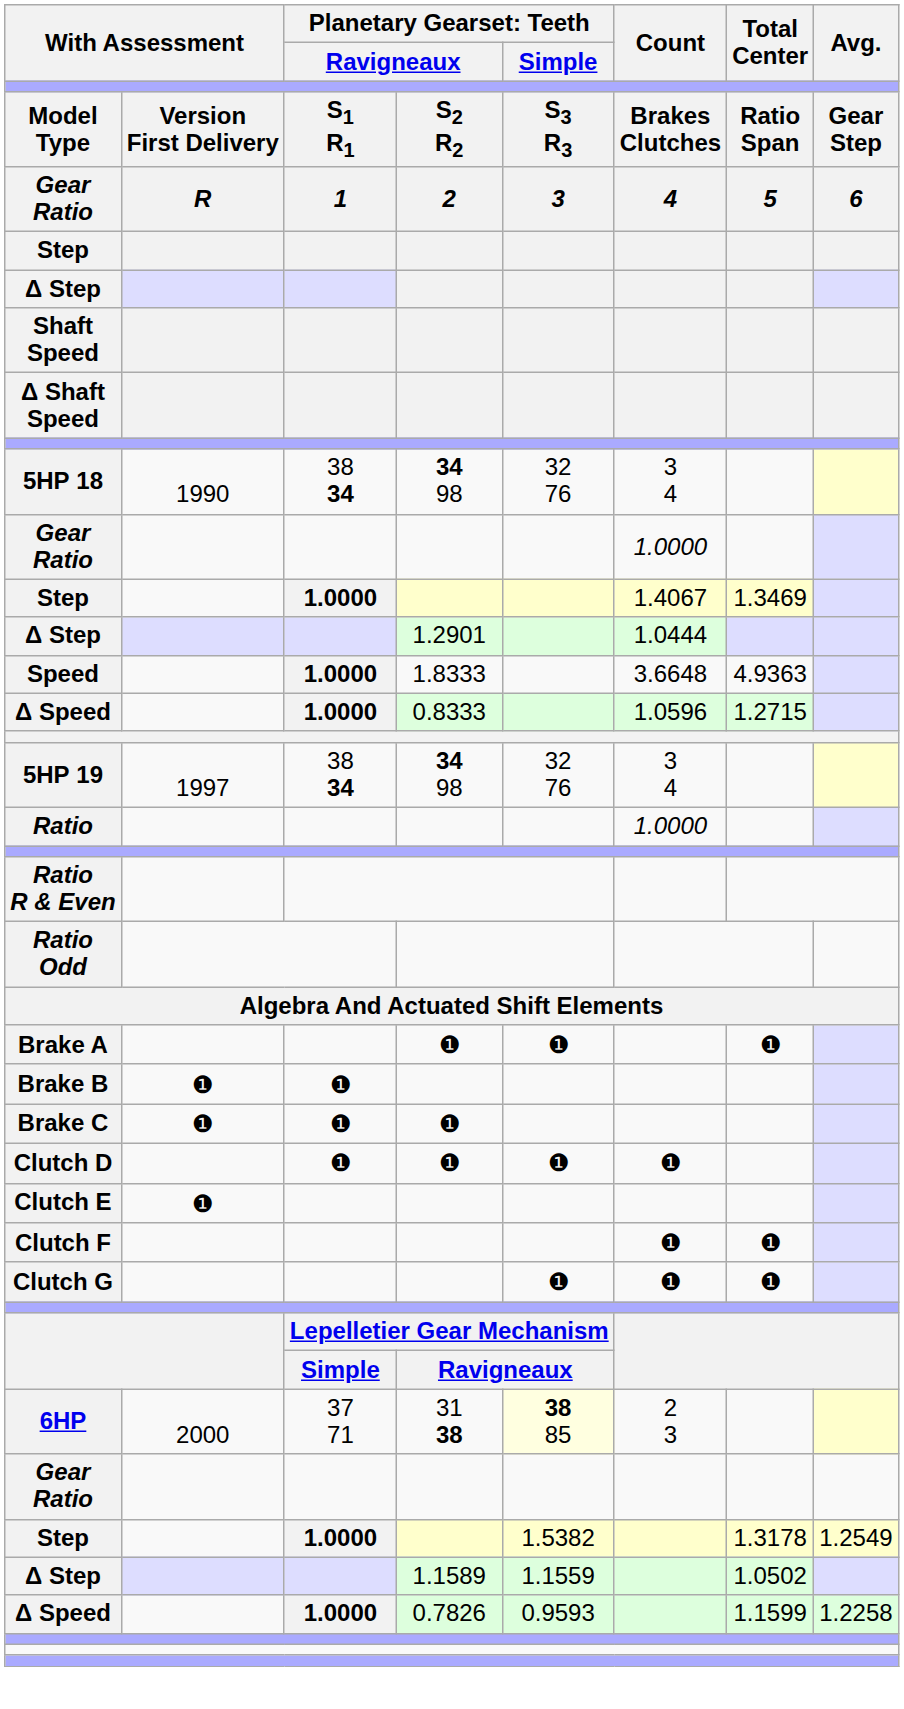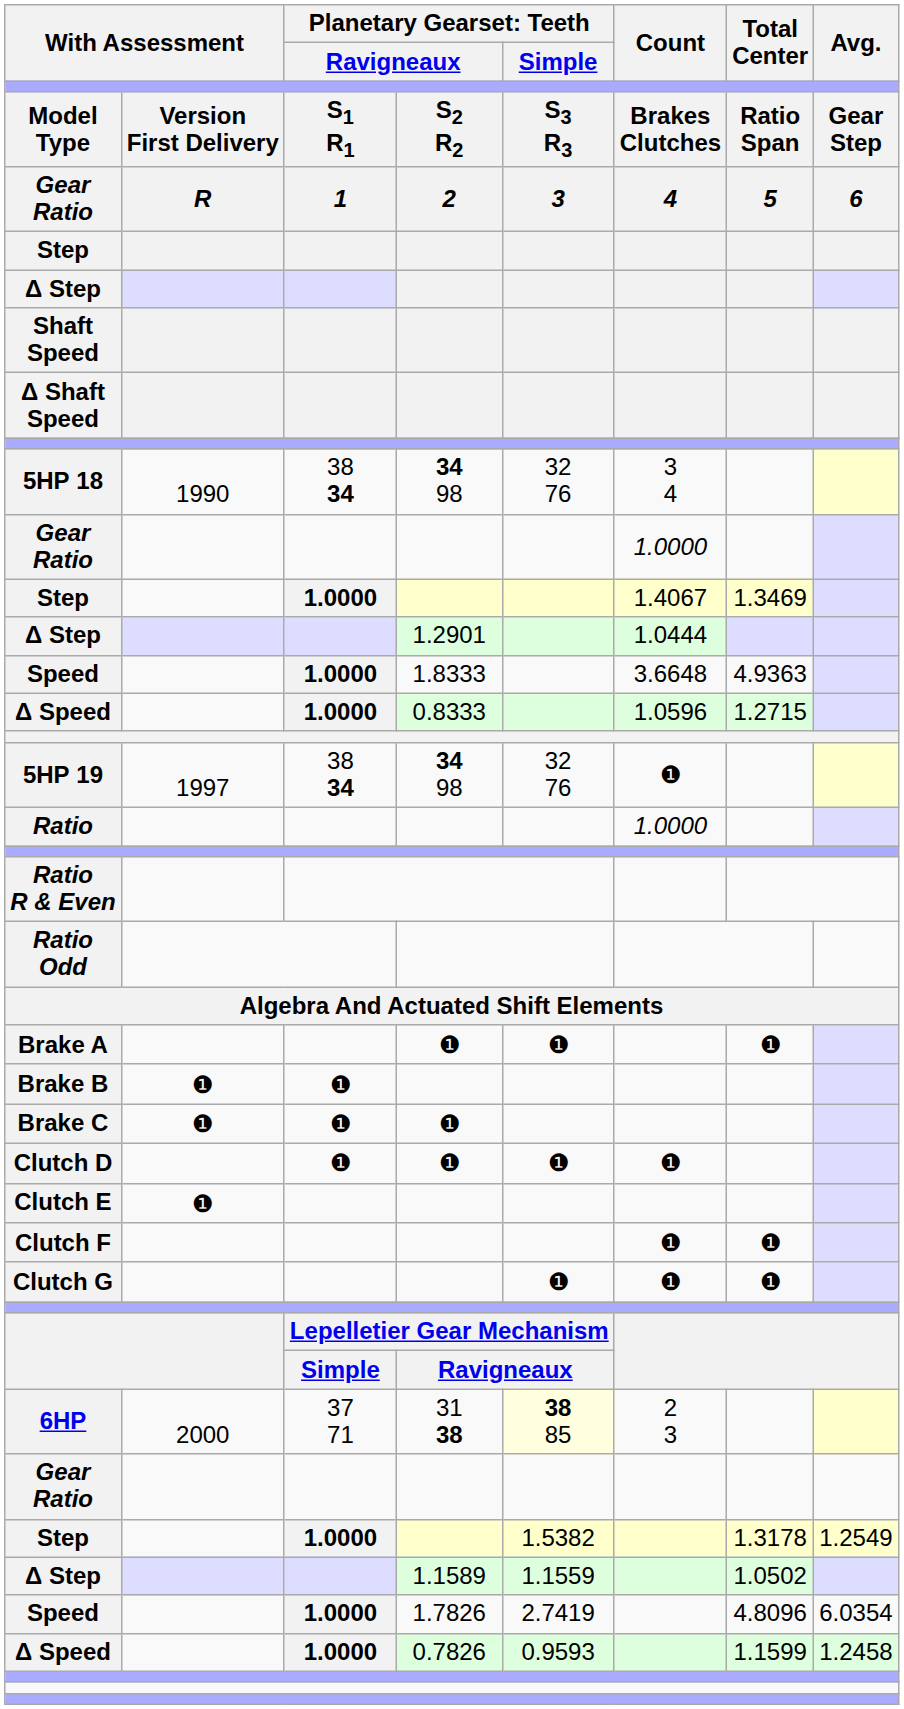(670, 774) 3 4 -> (670, 775) ❶
+ row: (63, 1613)
(856, 1613) 1.2258 -> (856, 1651) 1.2458
